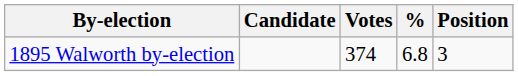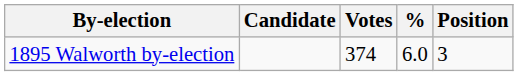(415, 53) 6.8 -> (415, 53) 6.0
